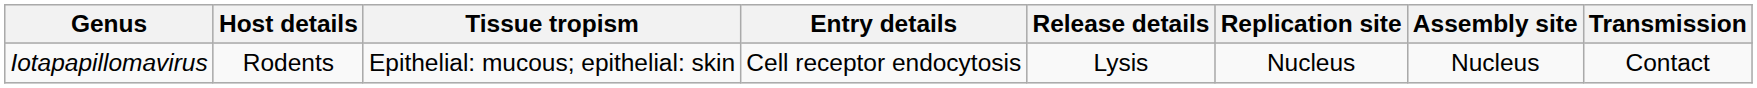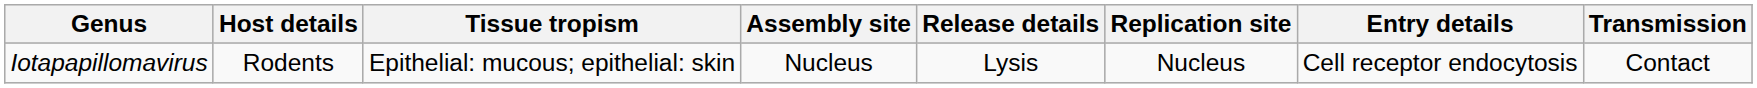columns swapped: (884, 23) <-> (1495, 23)
